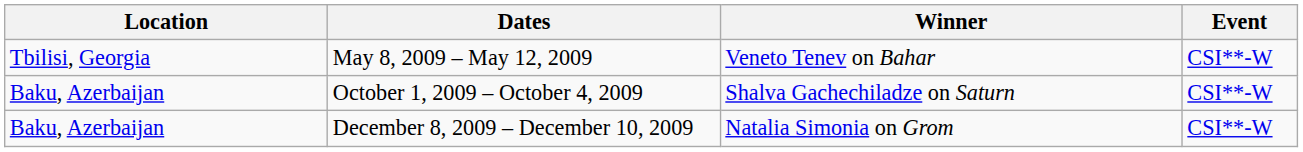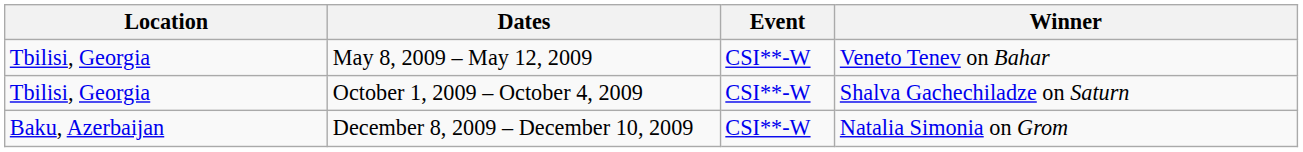columns swapped: (1239, 22) <-> (951, 22)
(87, 92) Baku, Azerbaijan -> (80, 92) Tbilisi, Georgia
